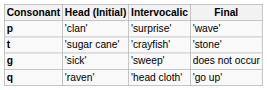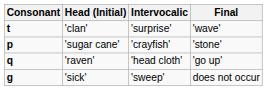(10, 28) p -> (8, 28) t
(8, 45) t -> (10, 45) p
rows swapped: (80, 77) <-> (76, 61)
